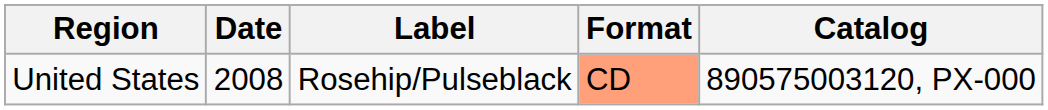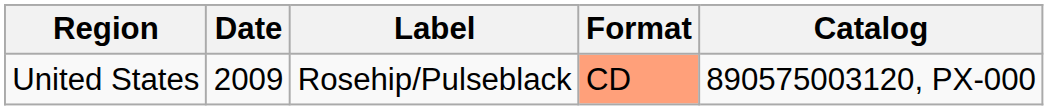(249, 78) 2008 -> (249, 78) 2009
